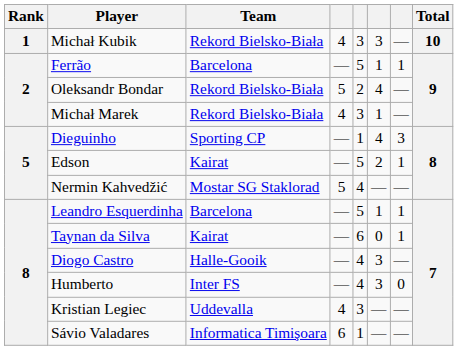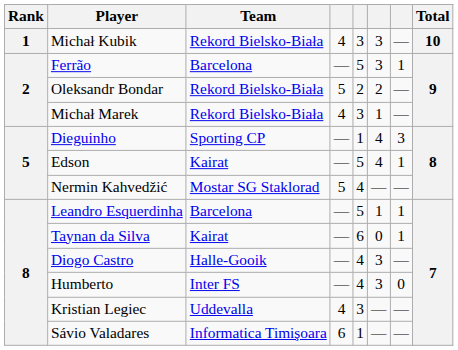(379, 65) 1 -> (379, 65) 3
(379, 89) 4 -> (379, 89) 2
(379, 162) 2 -> (379, 162) 4
